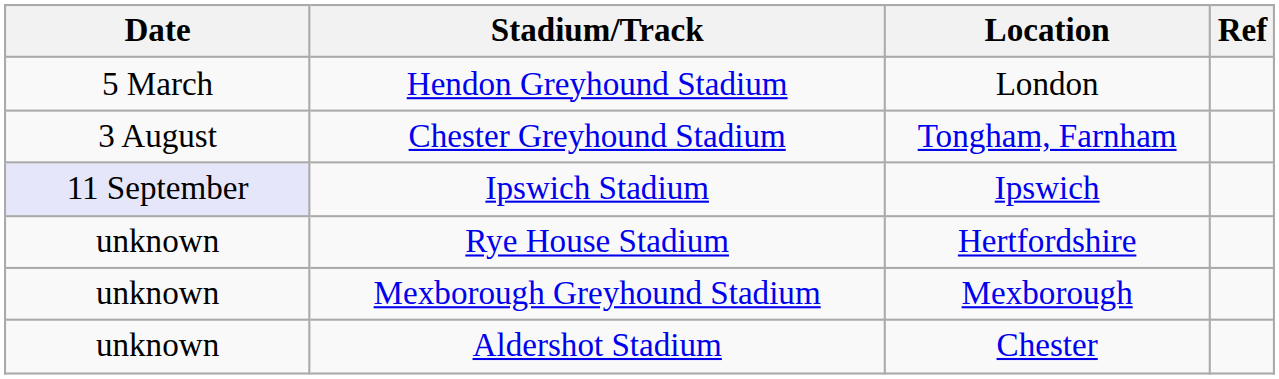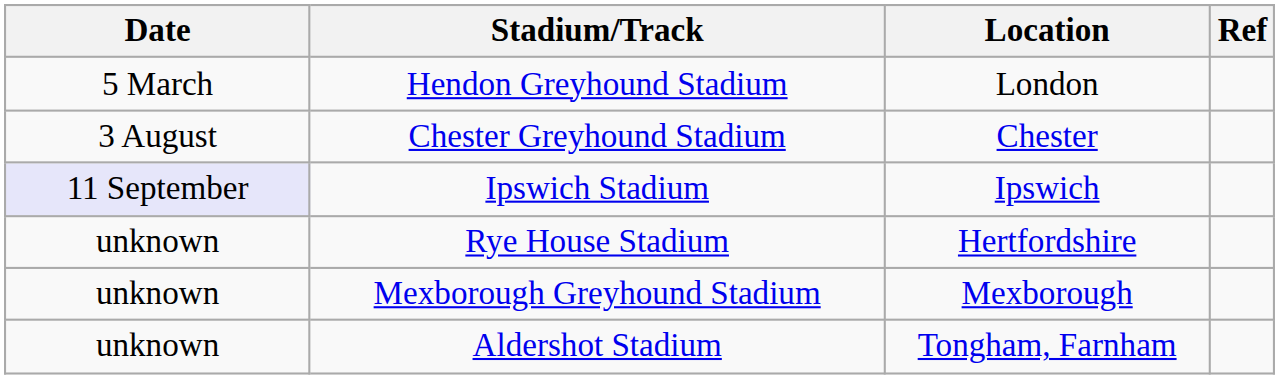(1047, 135) Tongham, Farnham -> (1047, 135) Chester
(1047, 345) Chester -> (1047, 345) Tongham, Farnham
